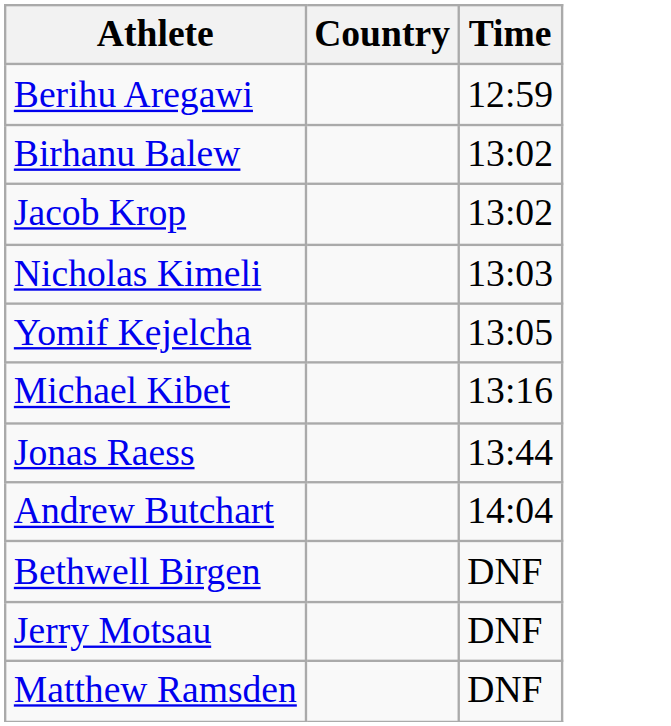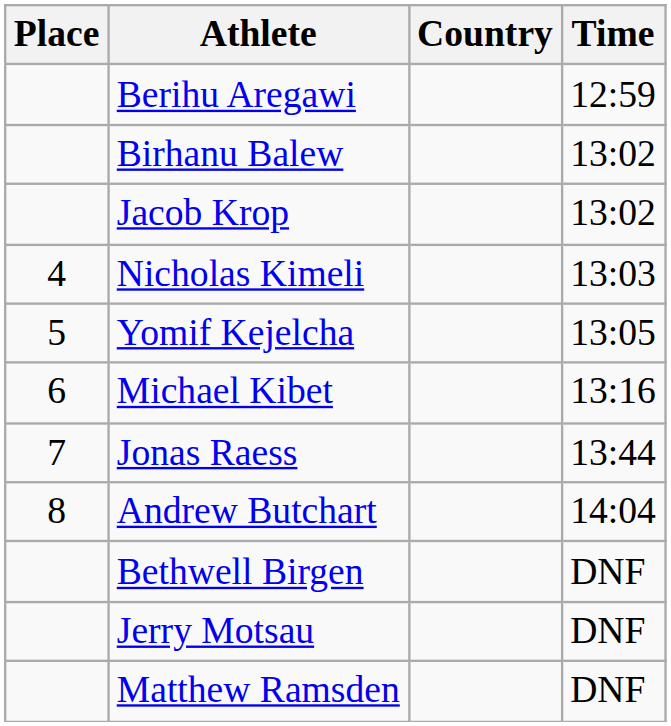+ column: (57, 34)
